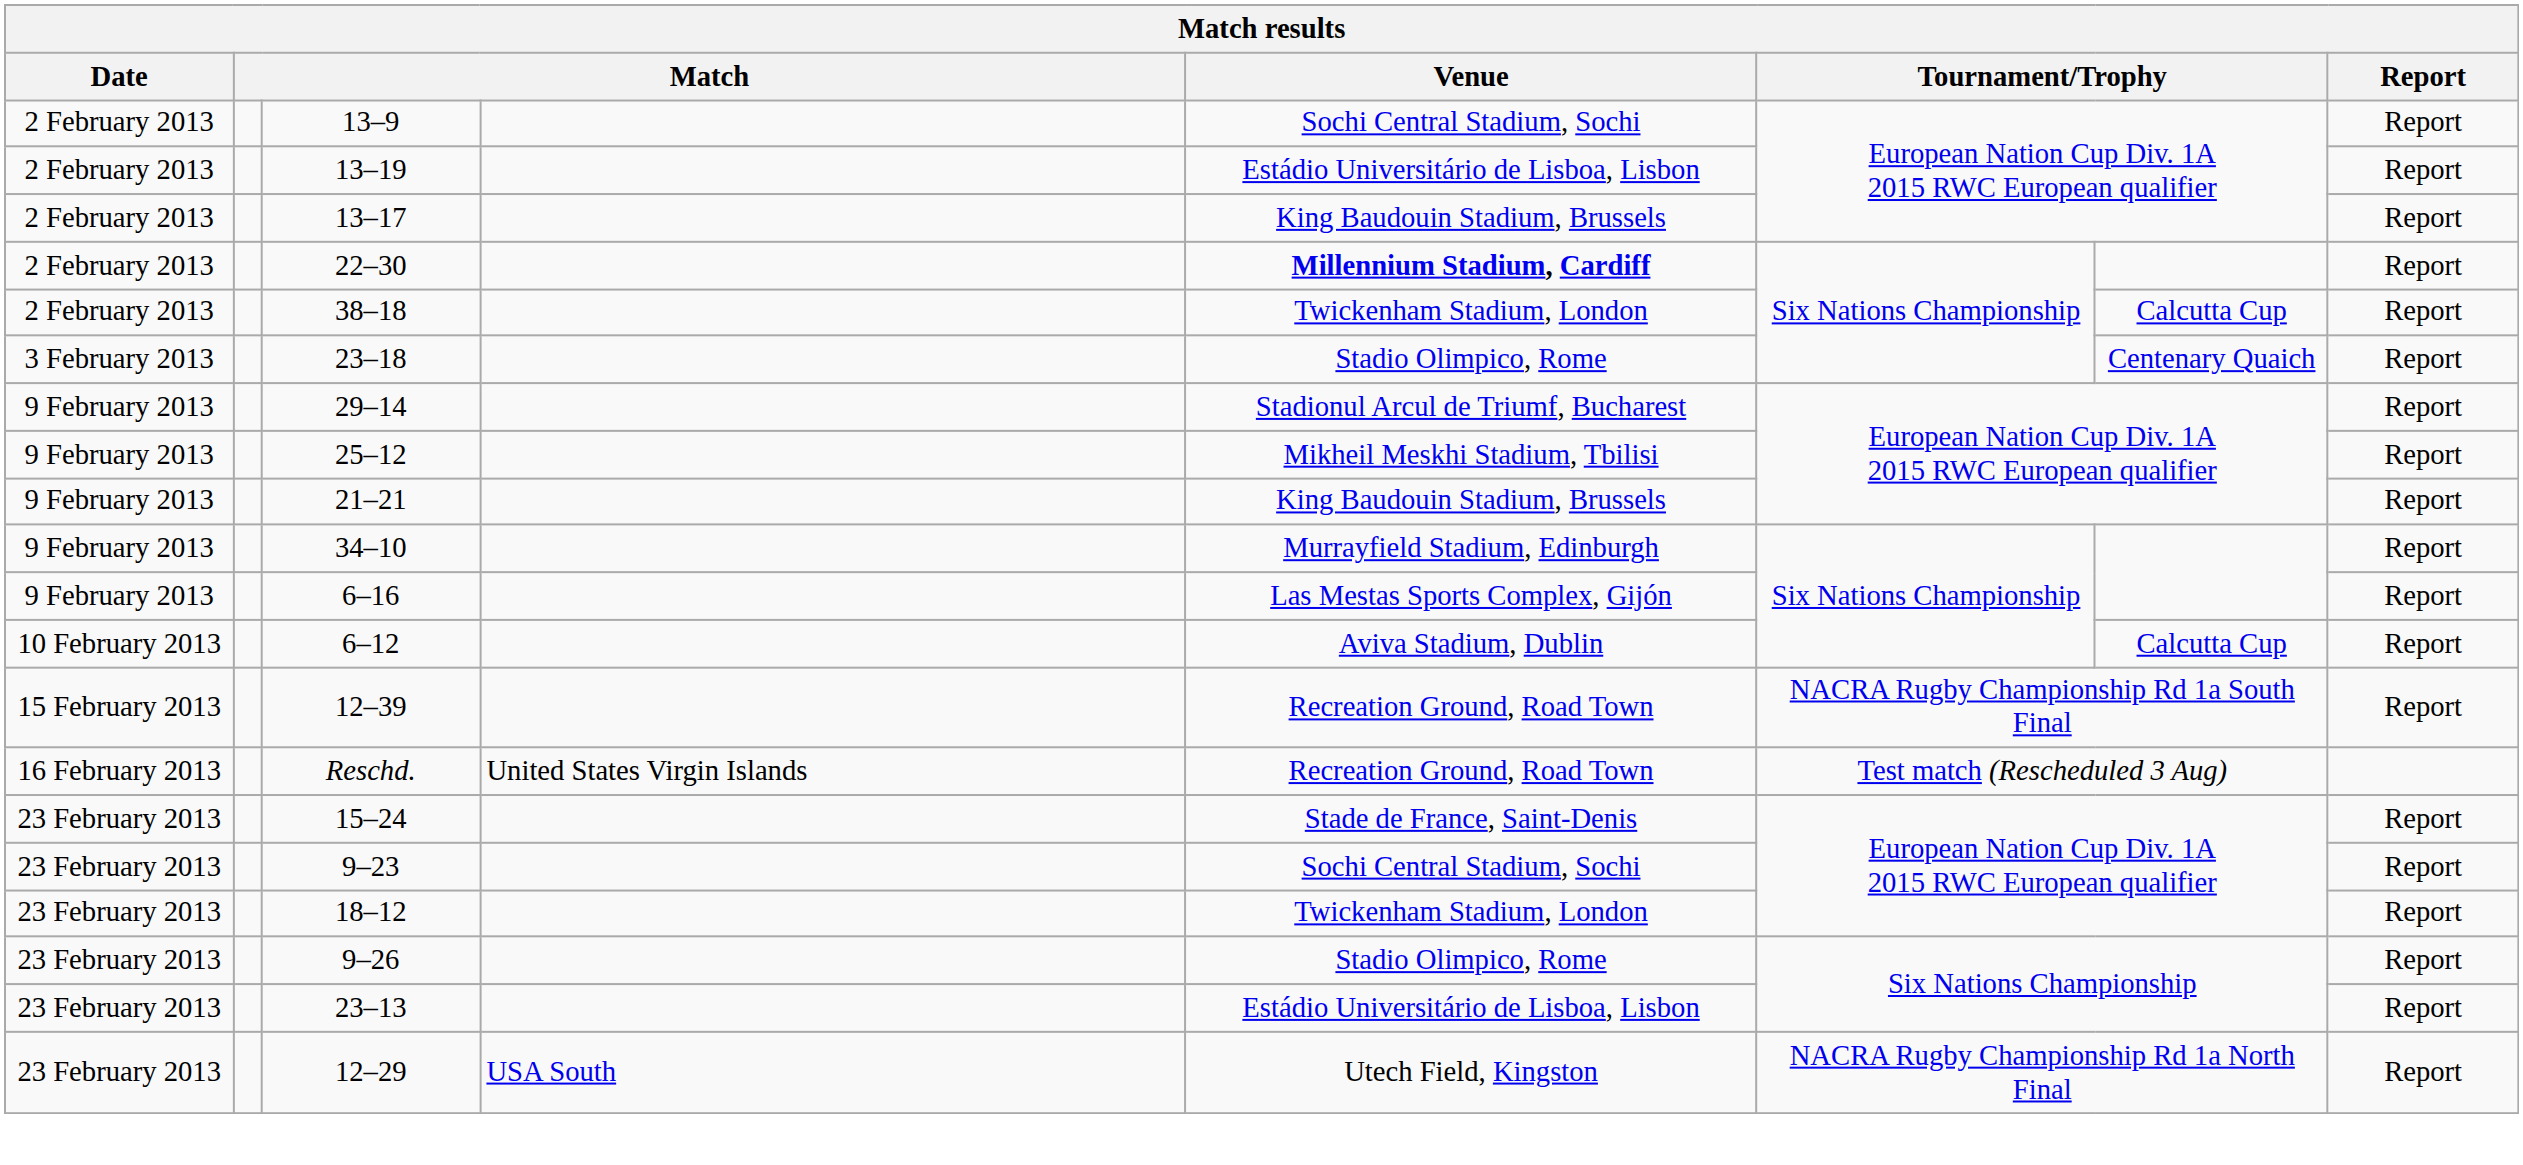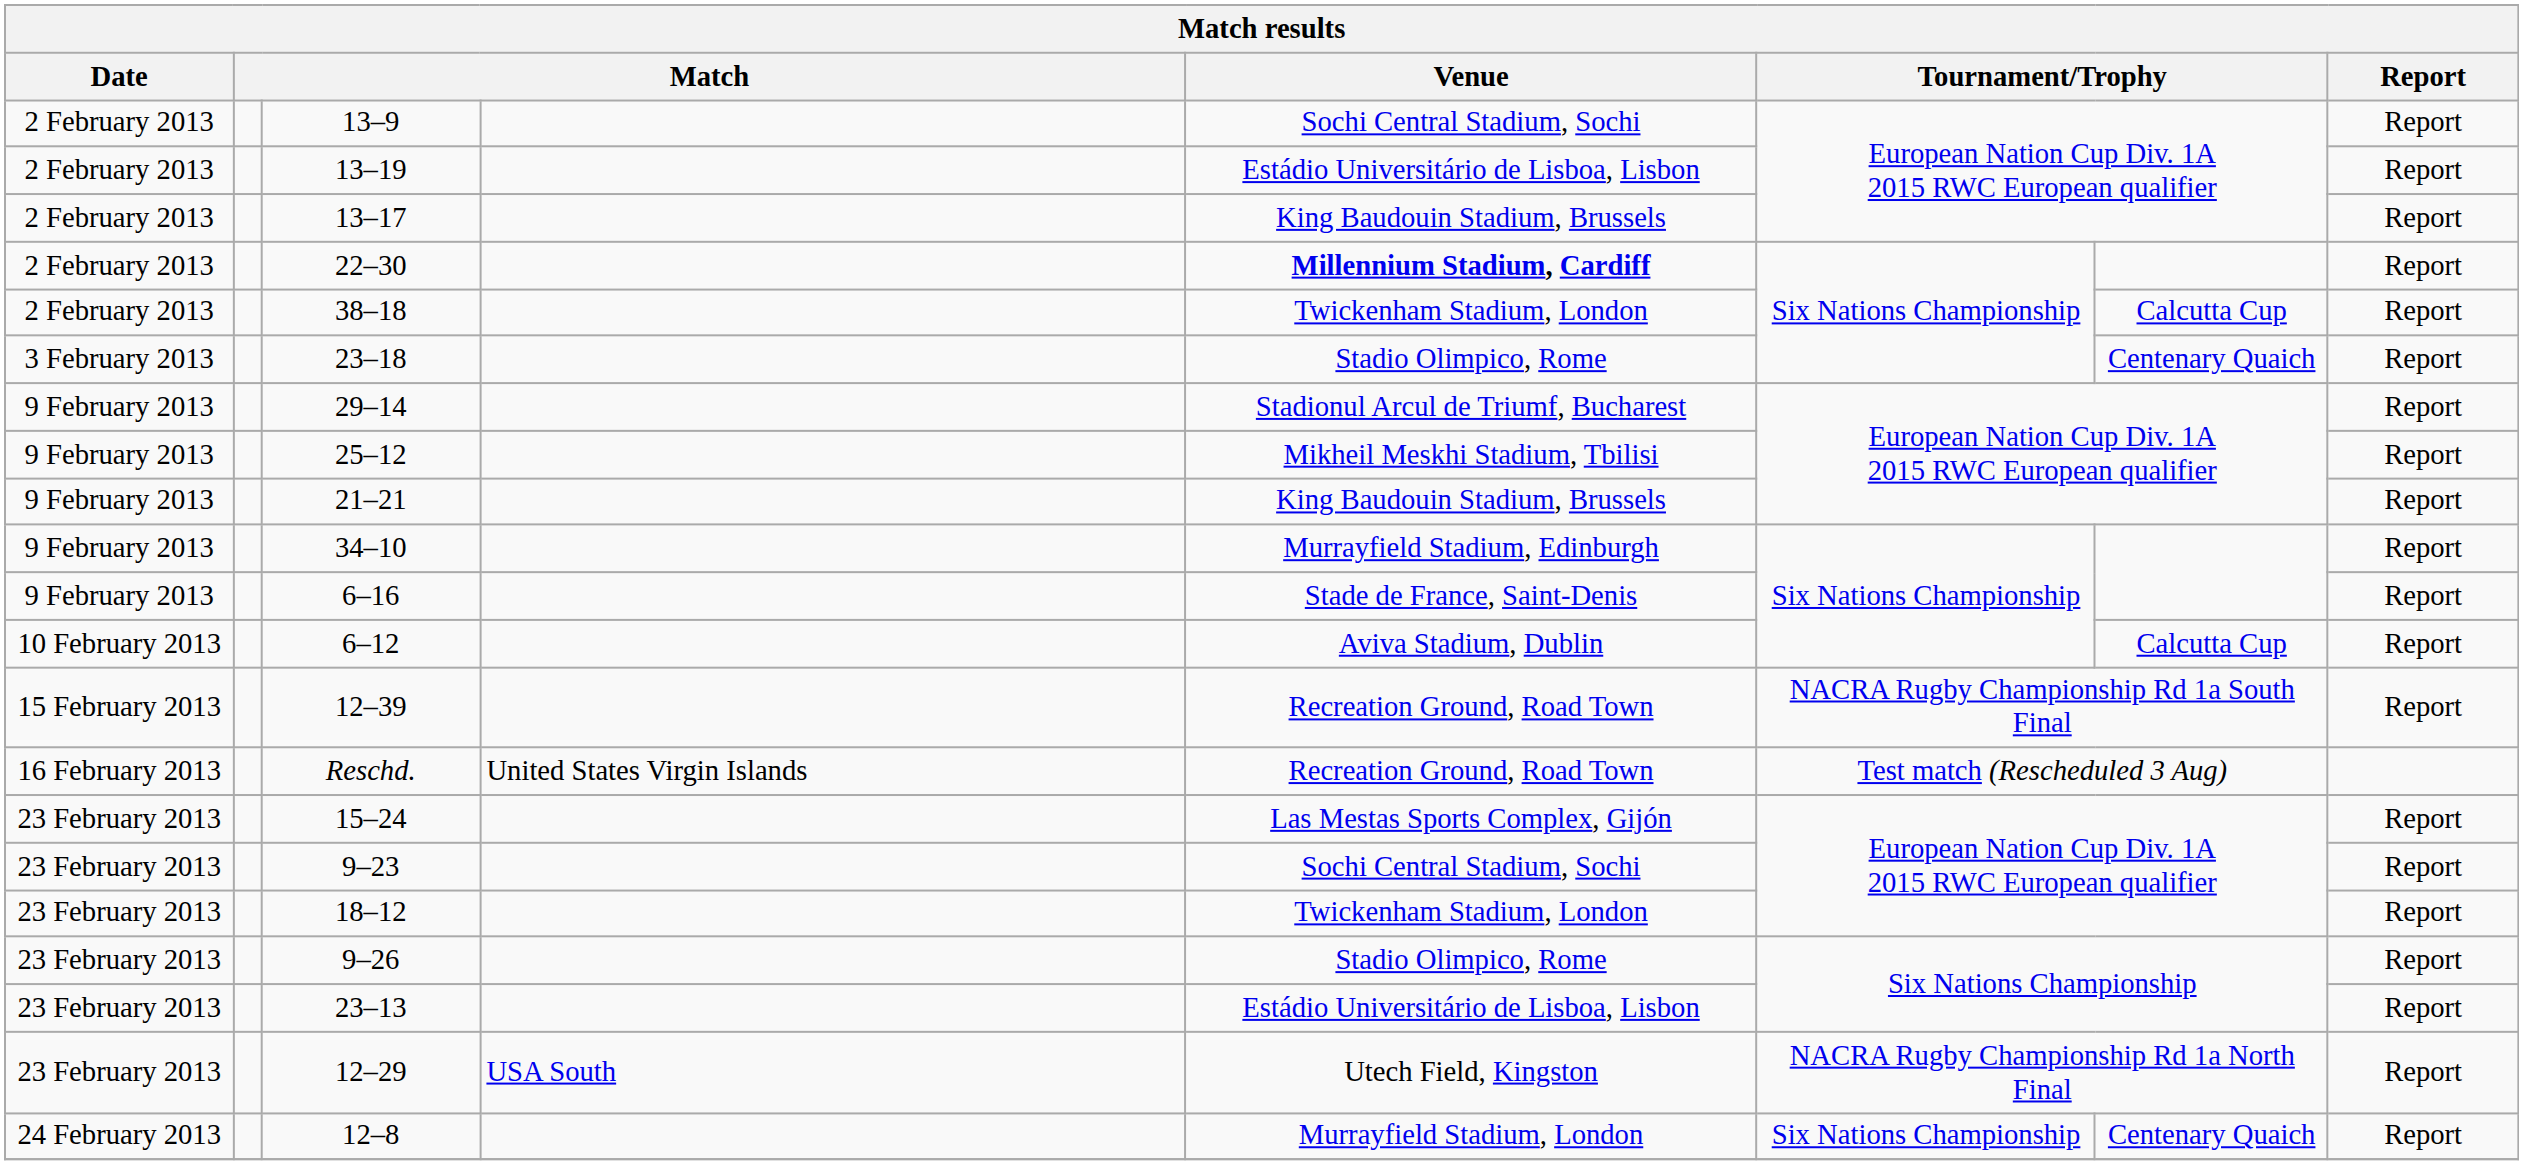(1471, 595) Las Mestas Sports Complex, Gijón -> (1471, 595) Stade de France, Saint-Denis
(1471, 818) Stade de France, Saint-Denis -> (1471, 818) Las Mestas Sports Complex, Gijón
+ row: (371, 1135)
